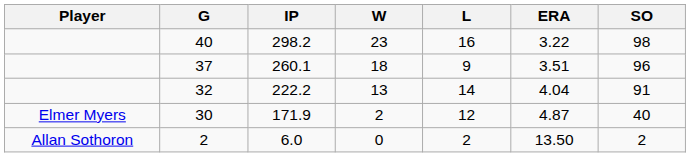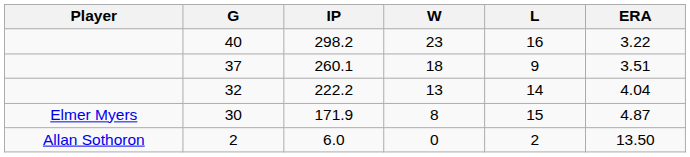- column: (642, 16)
(379, 115) 2 -> (434, 115) 8
(467, 115) 12 -> (535, 115) 15
